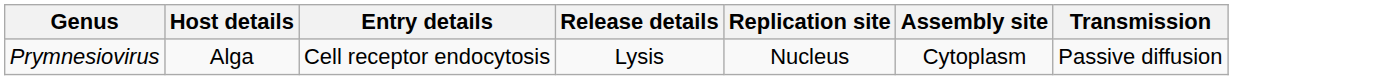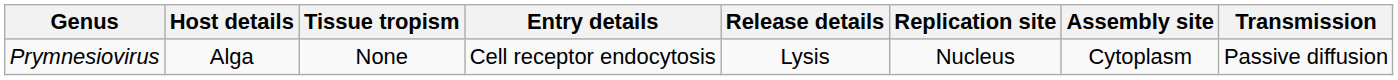+ column: (382, 21)
